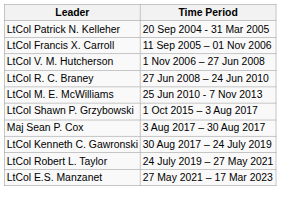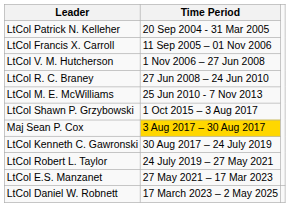(204, 128) no background -> (204, 128) gold background
+ row: (62, 194)
